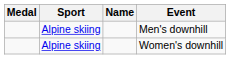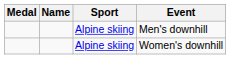columns swapped: (120, 13) <-> (71, 13)
